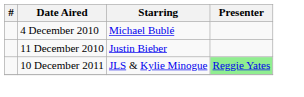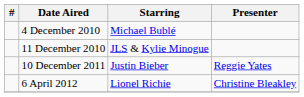(138, 48) Justin Bieber -> (160, 48) JLS & Kylie Minogue
(158, 65) JLS & Kylie Minogue -> (139, 65) Justin Bieber
(241, 65) lightgreen background -> (243, 65) no background
+ row: (50, 83)
